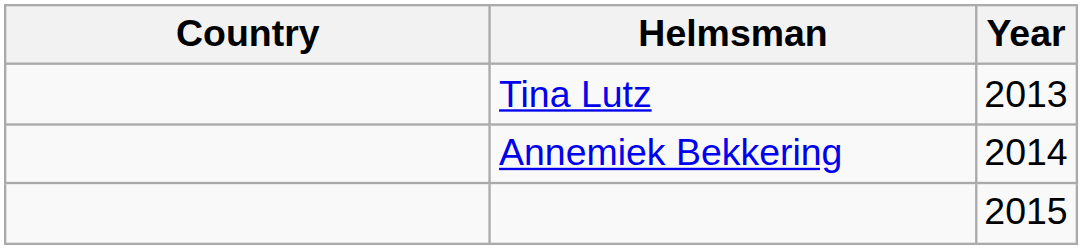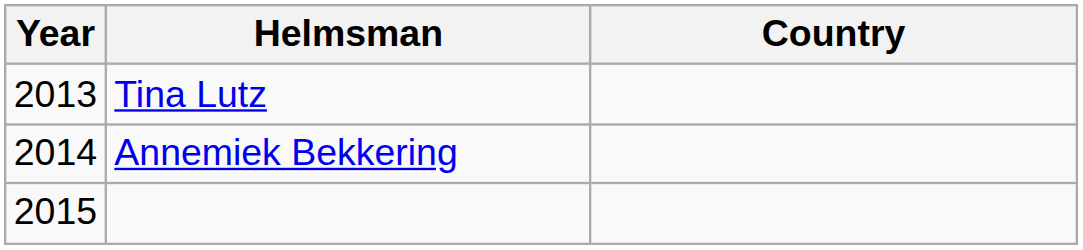columns swapped: (1026, 34) <-> (248, 34)
